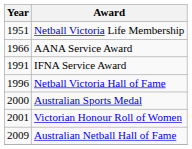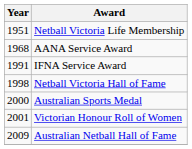(18, 48) 1966 -> (18, 48) 1968
(18, 83) 1996 -> (18, 83) 1998
